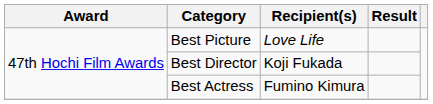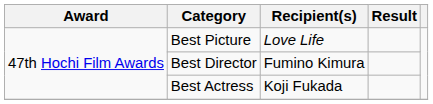(303, 63) Koji Fukada -> (314, 63) Fumino Kimura
(314, 87) Fumino Kimura -> (303, 87) Koji Fukada
